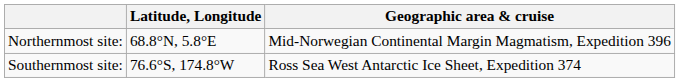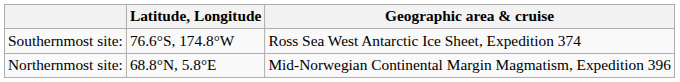rows swapped: (65, 41) <-> (65, 65)
